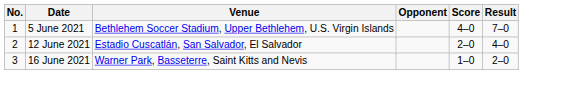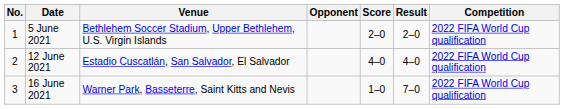+ column: (494, 12)
(466, 28) 4–0 -> (377, 34) 2–0
(501, 28) 7–0 -> (411, 34) 2–0
(466, 45) 2–0 -> (377, 62) 4–0
(501, 61) 2–0 -> (411, 90) 7–0
